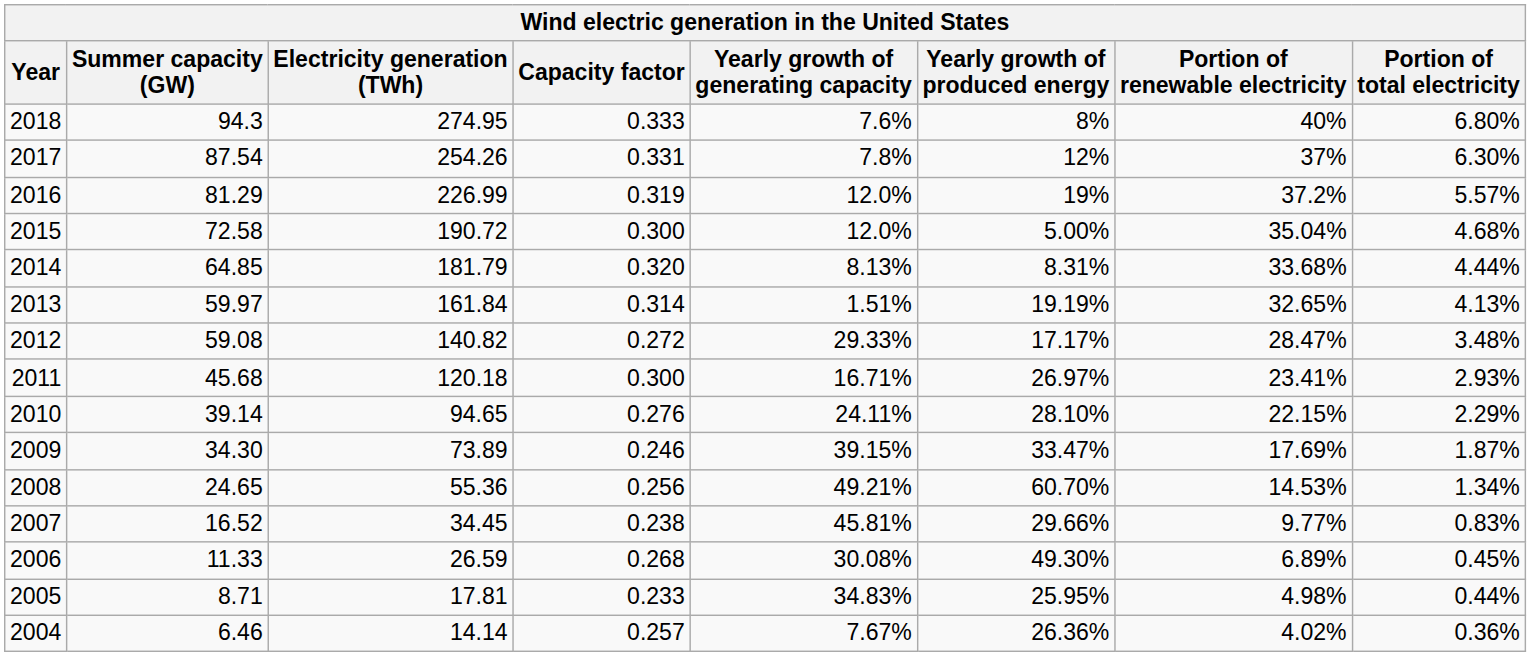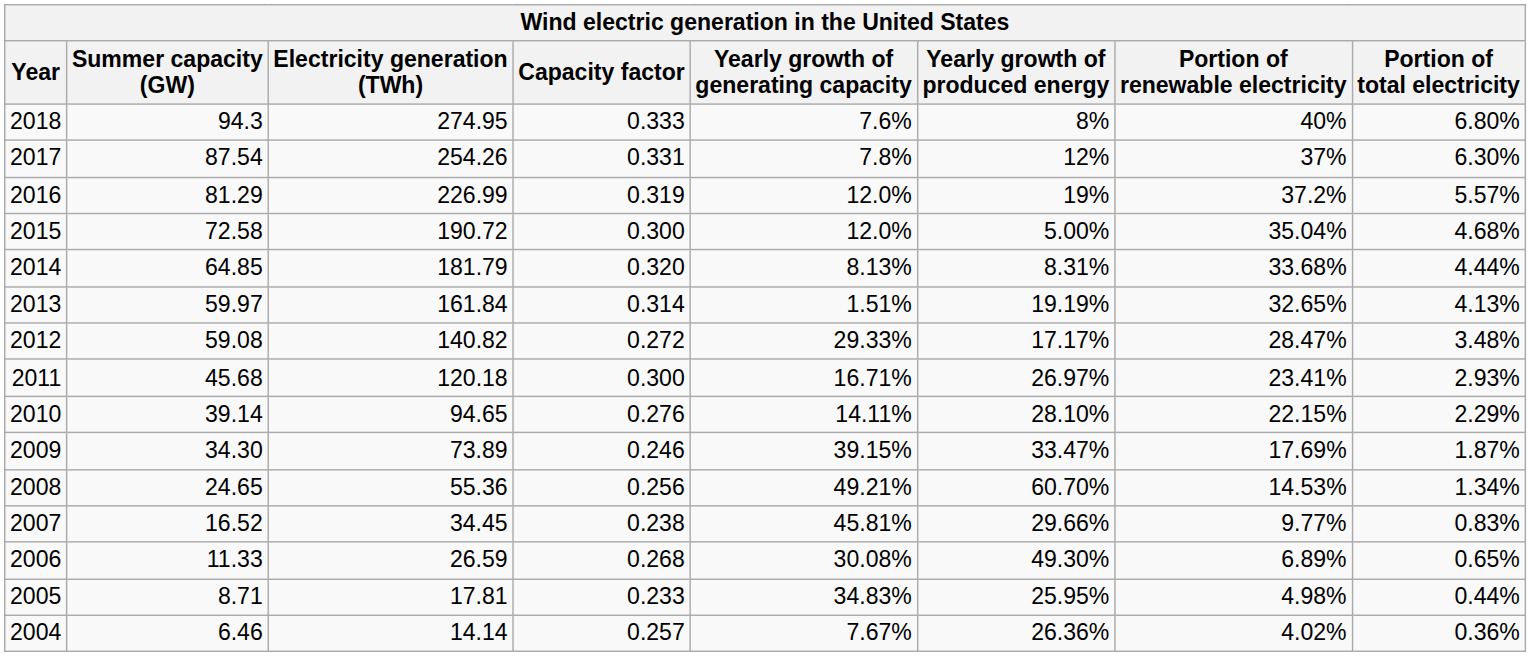(874, 414) 24.11% -> (874, 414) 14.11%
(1487, 560) 0.45% -> (1487, 560) 0.65%
